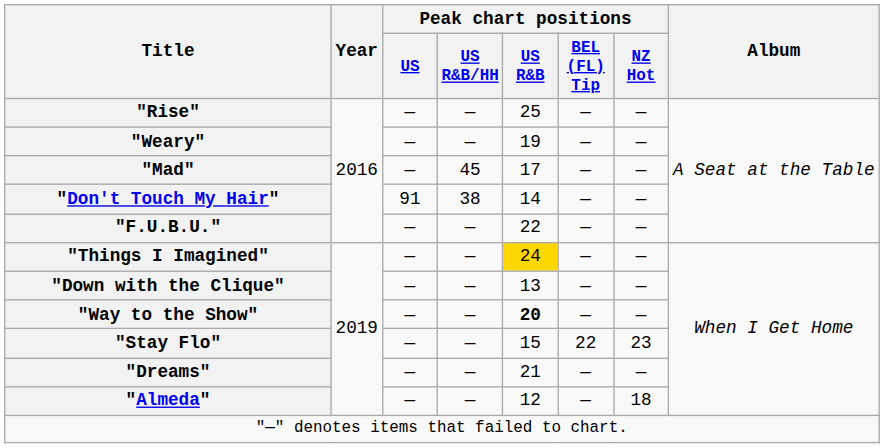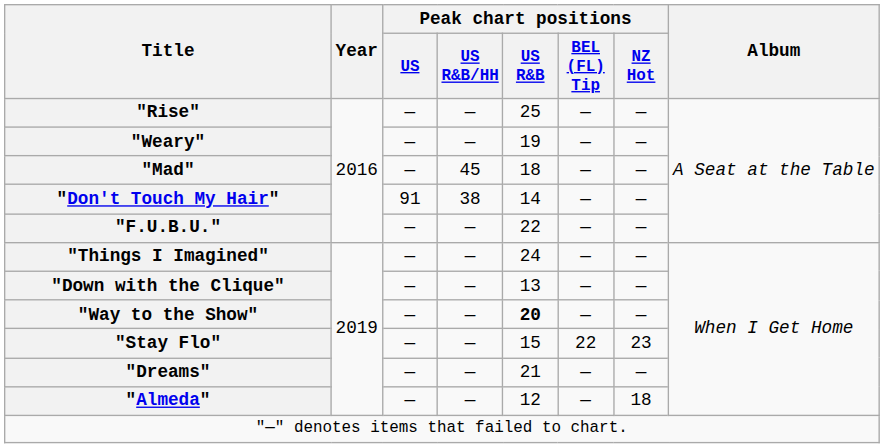(530, 170) 17 -> (530, 170) 18
(530, 257) gold background -> (530, 257) no background
